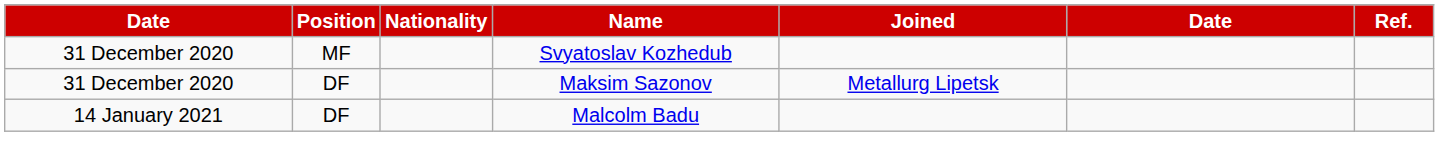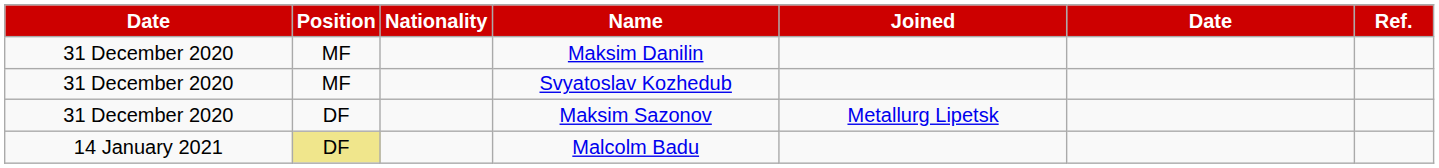+ row: (636, 53)
(336, 116) no background -> (336, 147) khaki background
